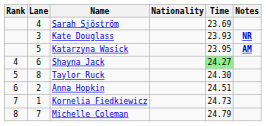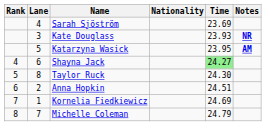(219, 101) 24.73 -> (219, 101) 24.69
